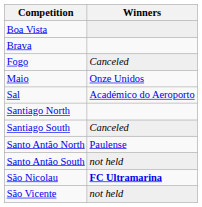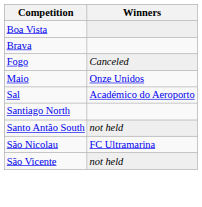- row: (38, 128)
- row: (46, 144)
(126, 177) bold -> (122, 144) normal
